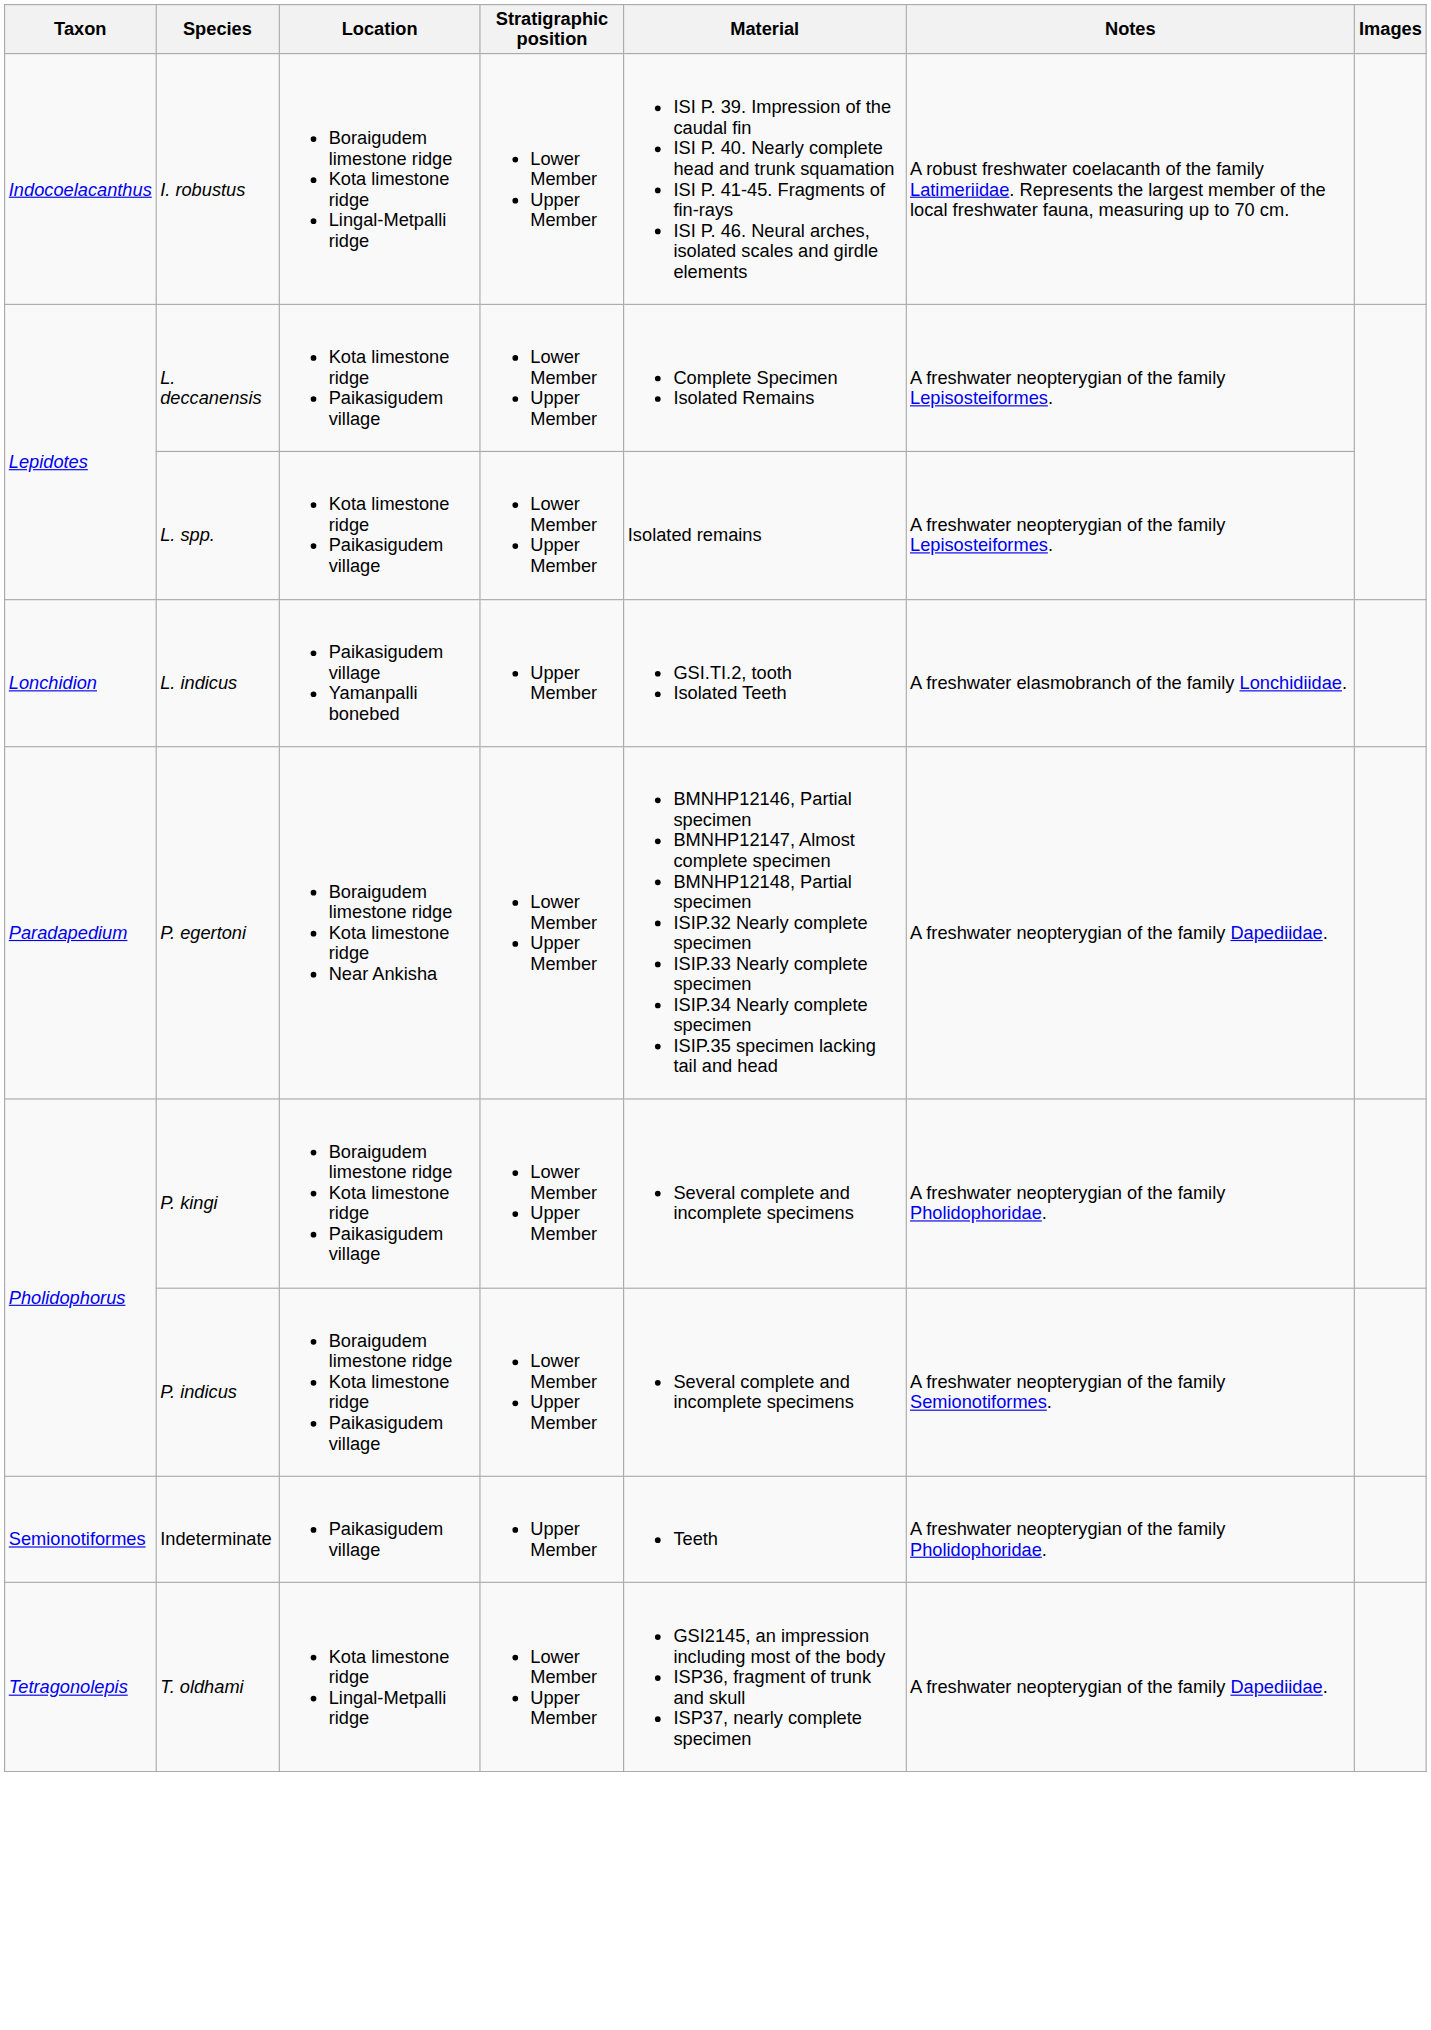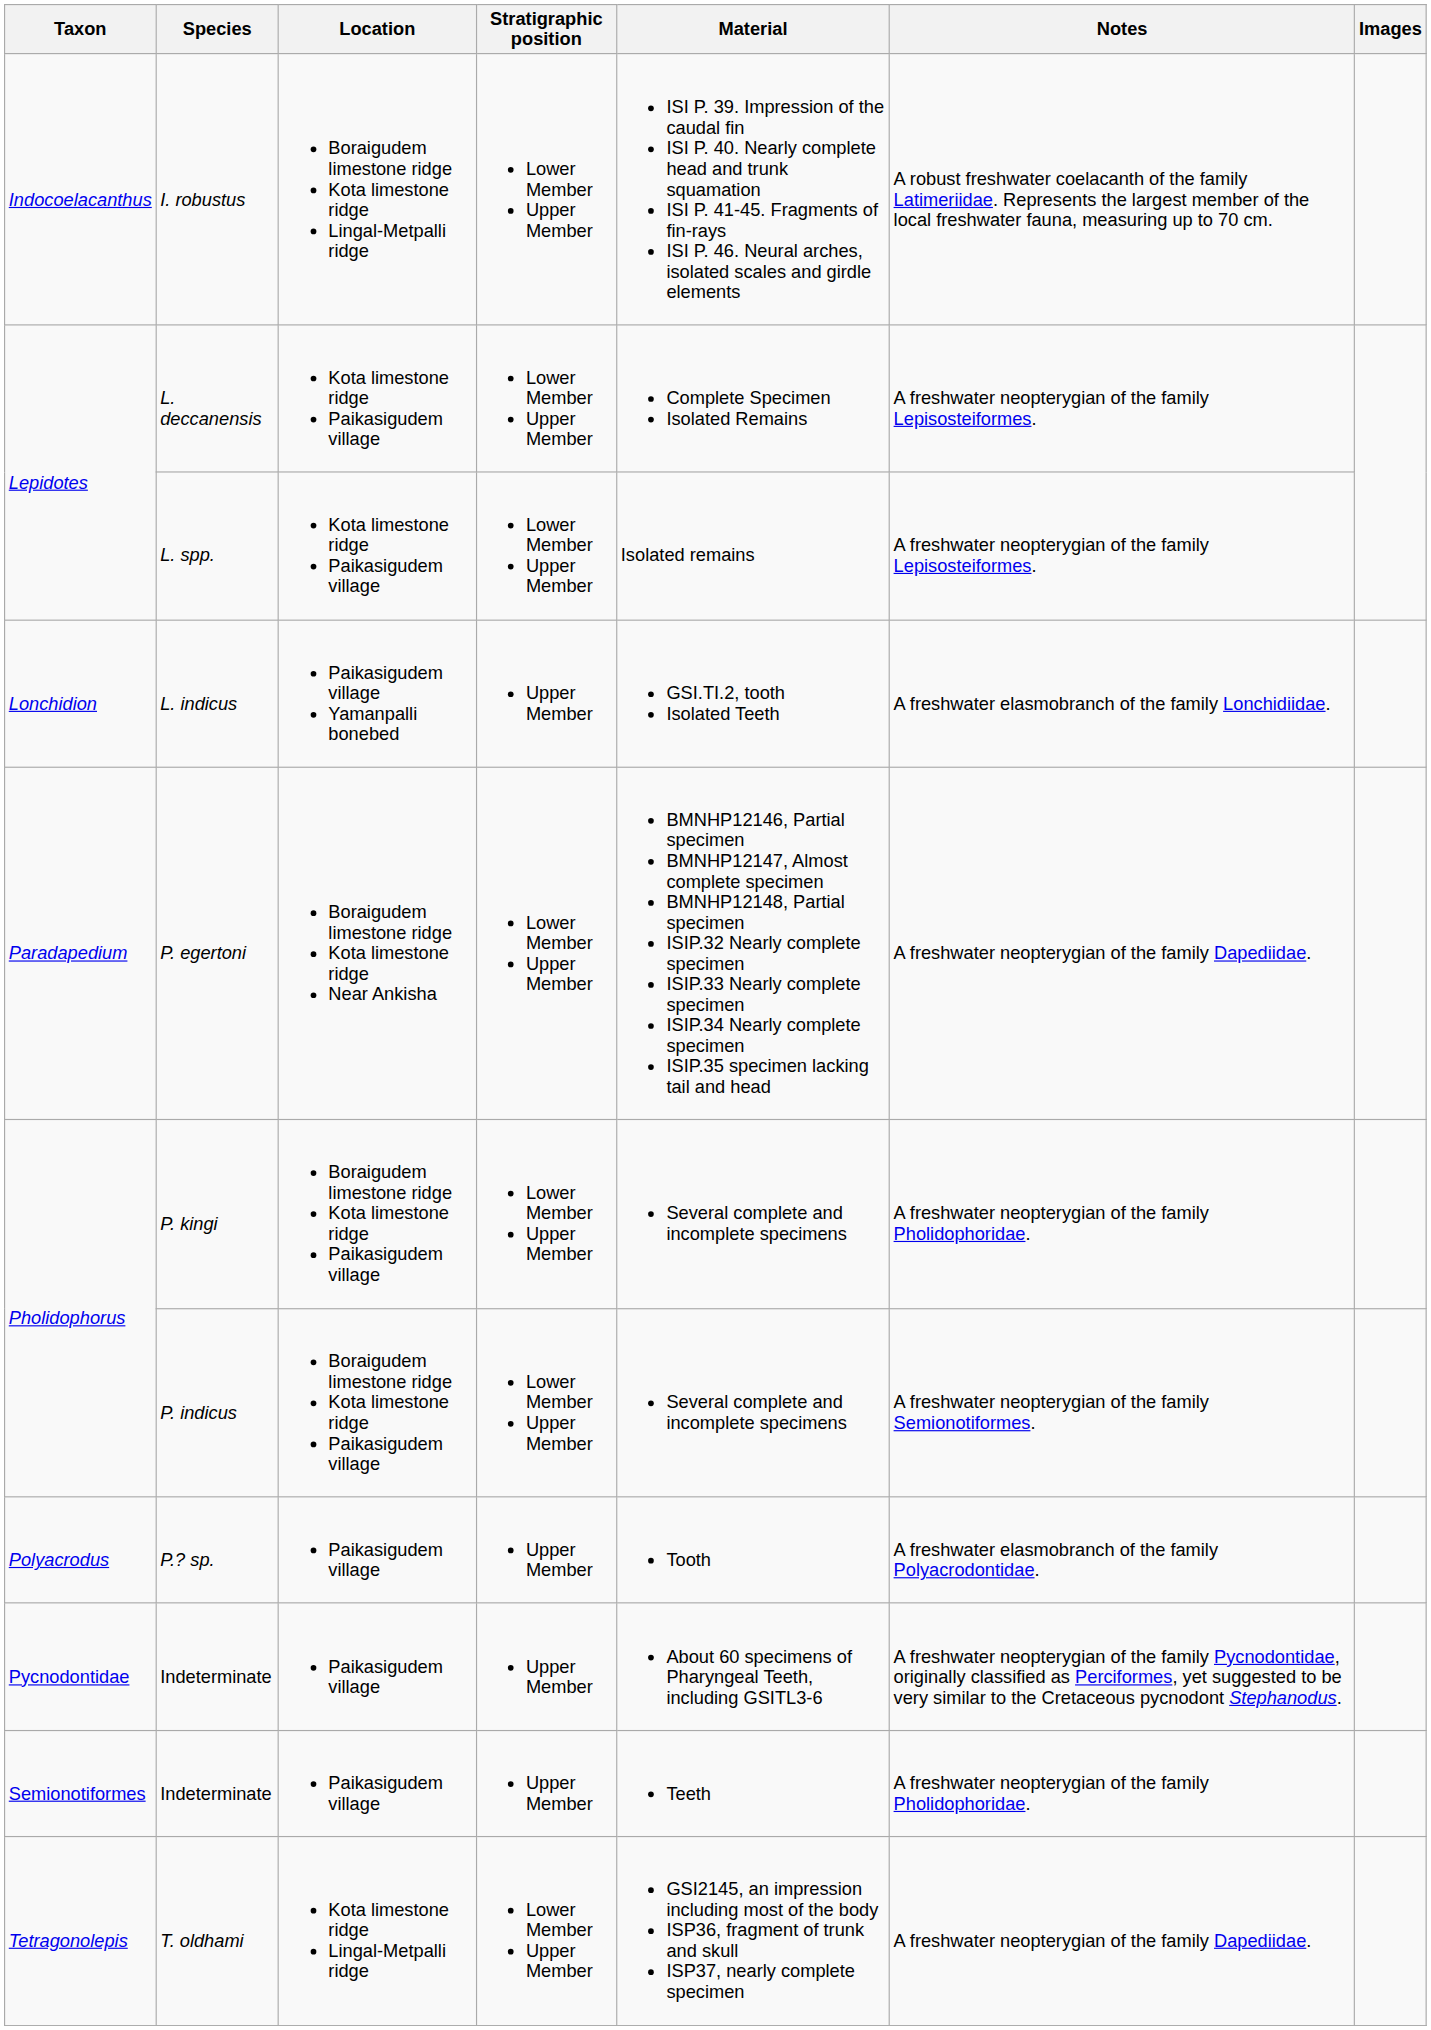+ row: (59, 1560)
+ row: (69, 1676)
